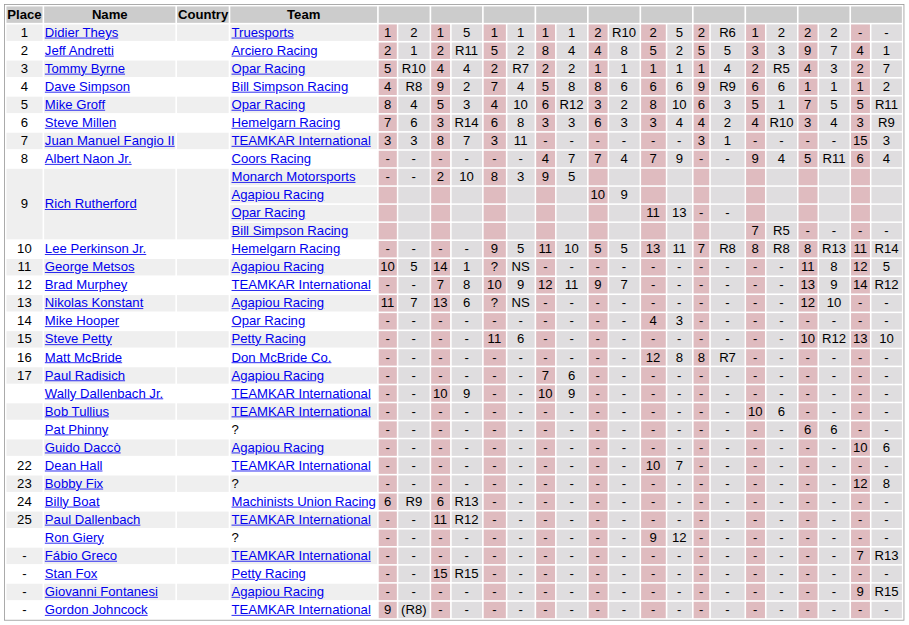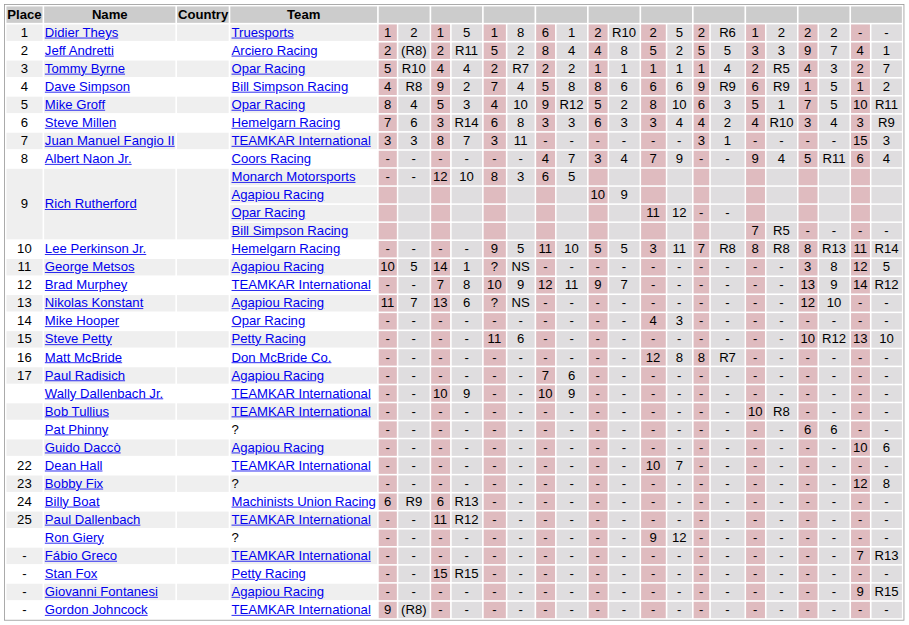(521, 32) 1 -> (521, 32) 8
(545, 32) 1 -> (545, 32) 6
(414, 50) 1 -> (414, 50) (R8)
(781, 86) 6 -> (781, 86) R9
(834, 86) 1 -> (834, 86) 5
(545, 104) 6 -> (545, 104) 9
(598, 104) 3 -> (598, 104) 5
(860, 104) 5 -> (860, 104) 10
(598, 159) 7 -> (598, 159) 3
(440, 177) 2 -> (440, 177) 12
(545, 177) 9 -> (545, 177) 6
(679, 213) 13 -> (679, 213) 12
(653, 249) 13 -> (653, 249) 3
(808, 267) 11 -> (808, 267) 3
(781, 411) 6 -> (781, 411) R8
